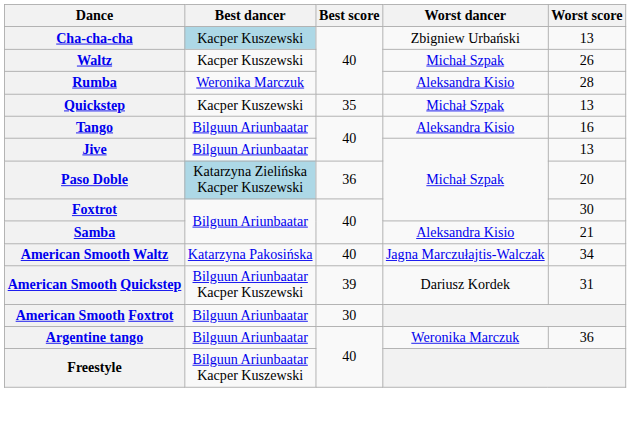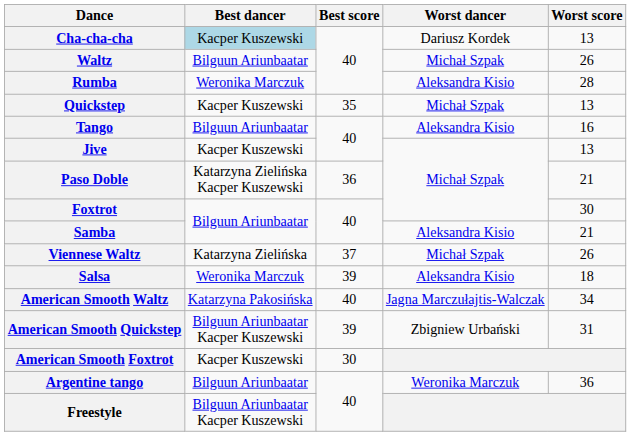(465, 37) Zbigniew Urbański -> (465, 37) Dariusz Kordek
(250, 60) Kacper Kuszewski -> (250, 60) Bilguun Ariunbaatar
(250, 149) Bilguun Ariunbaatar -> (250, 149) Kacper Kuszewski
(250, 179) lightblue background -> (250, 179) no background
(587, 179) 20 -> (587, 179) 21
+ row: (95, 254)
+ row: (95, 277)
(465, 285) Dariusz Kordek -> (465, 329) Zbigniew Urbański
(250, 315) Bilguun Ariunbaatar -> (250, 359) Kacper Kuszewski
